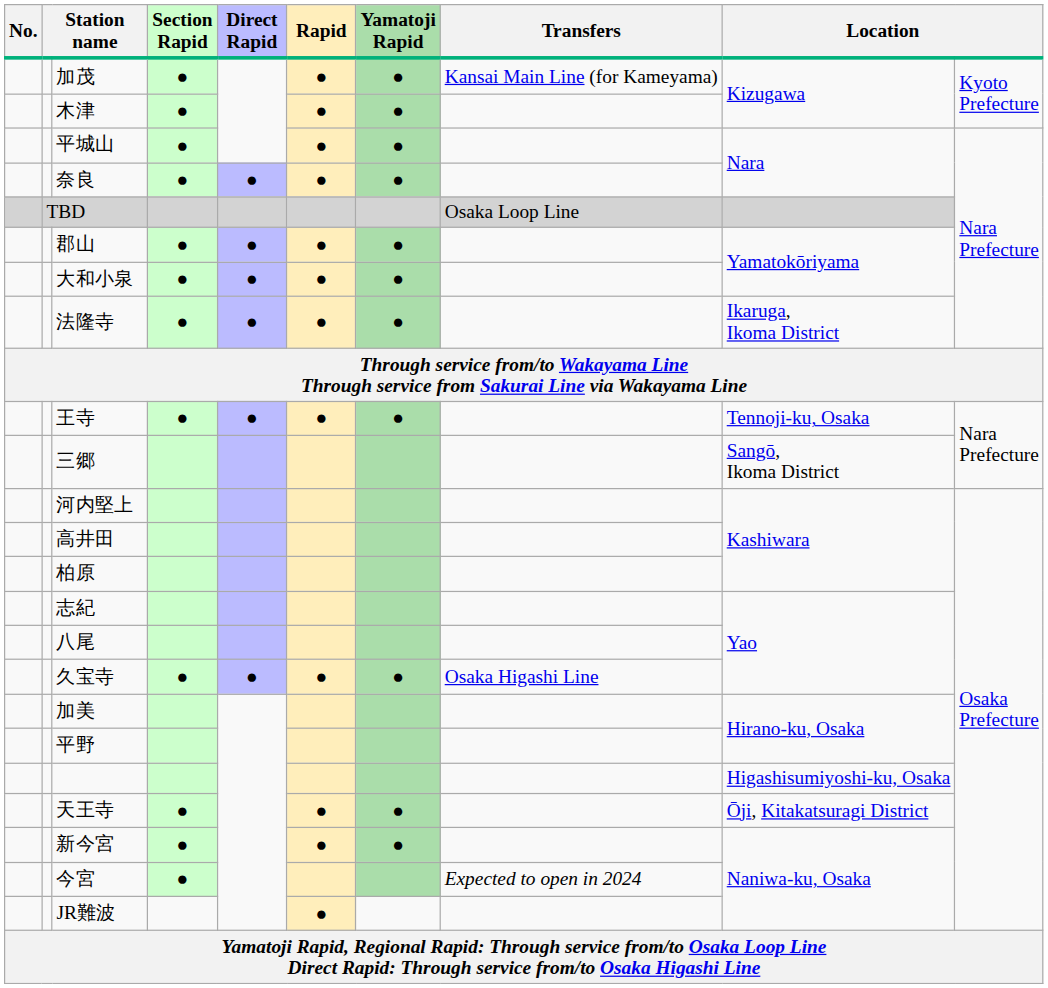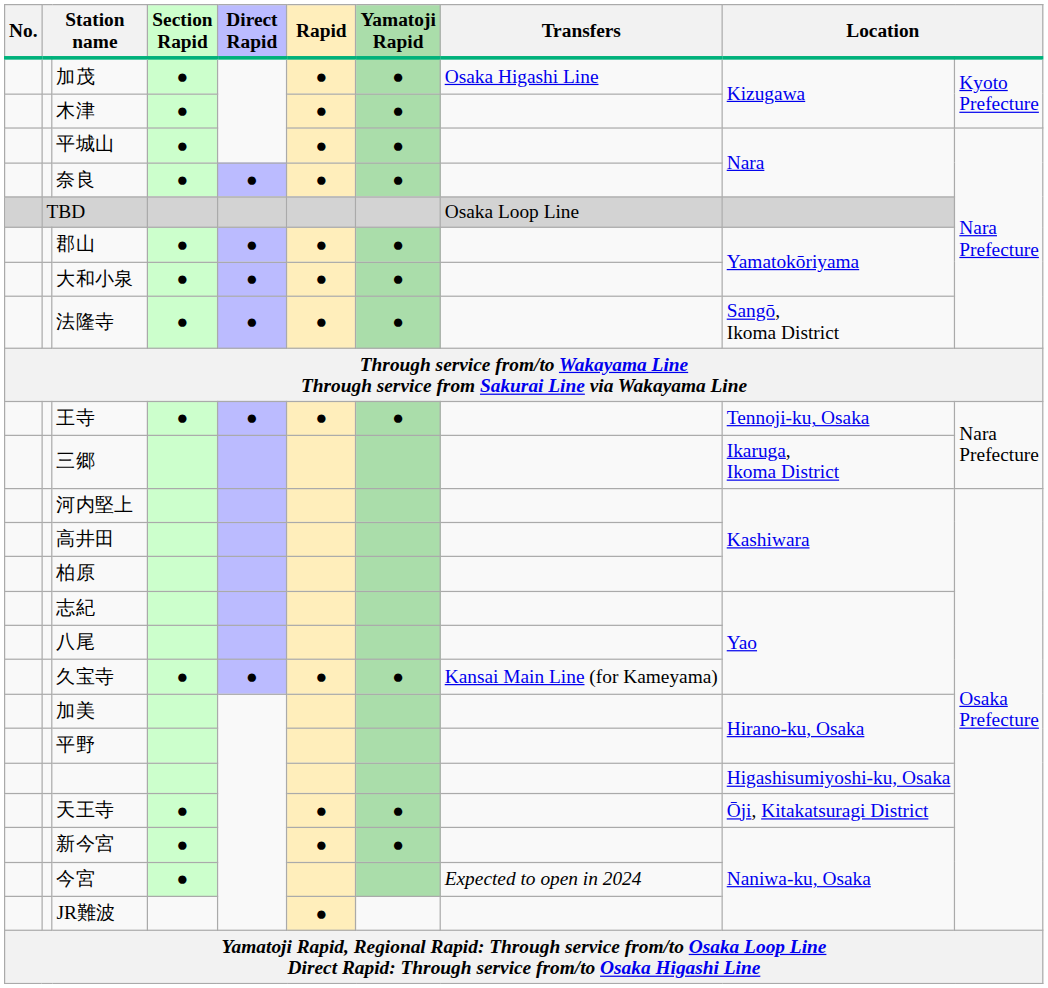(581, 76) Kansai Main Line (for Kameyama) -> (522, 76) Osaka Higashi Line
(783, 322) Ikaruga, Ikoma District -> (783, 322) Sangō, Ikoma District
(783, 461) Sangō, Ikoma District -> (783, 461) Ikaruga, Ikoma District
(522, 676) Osaka Higashi Line -> (581, 676) Kansai Main Line (for Kameyama)
